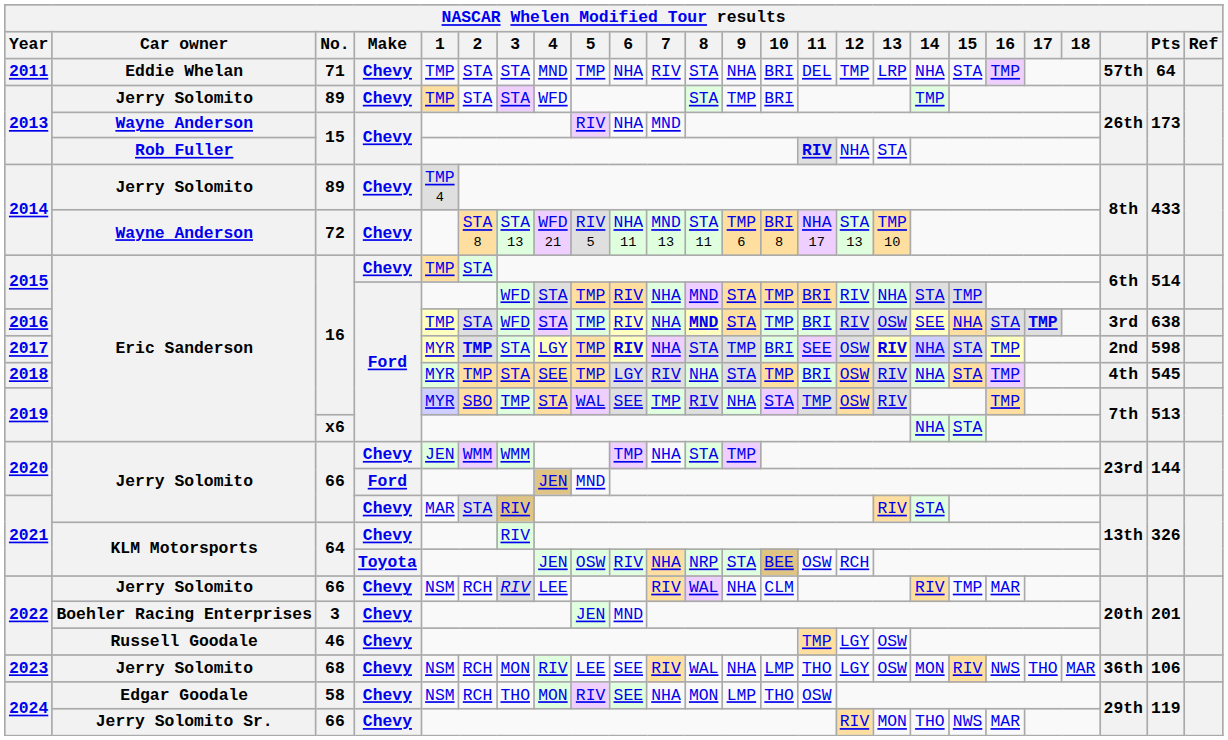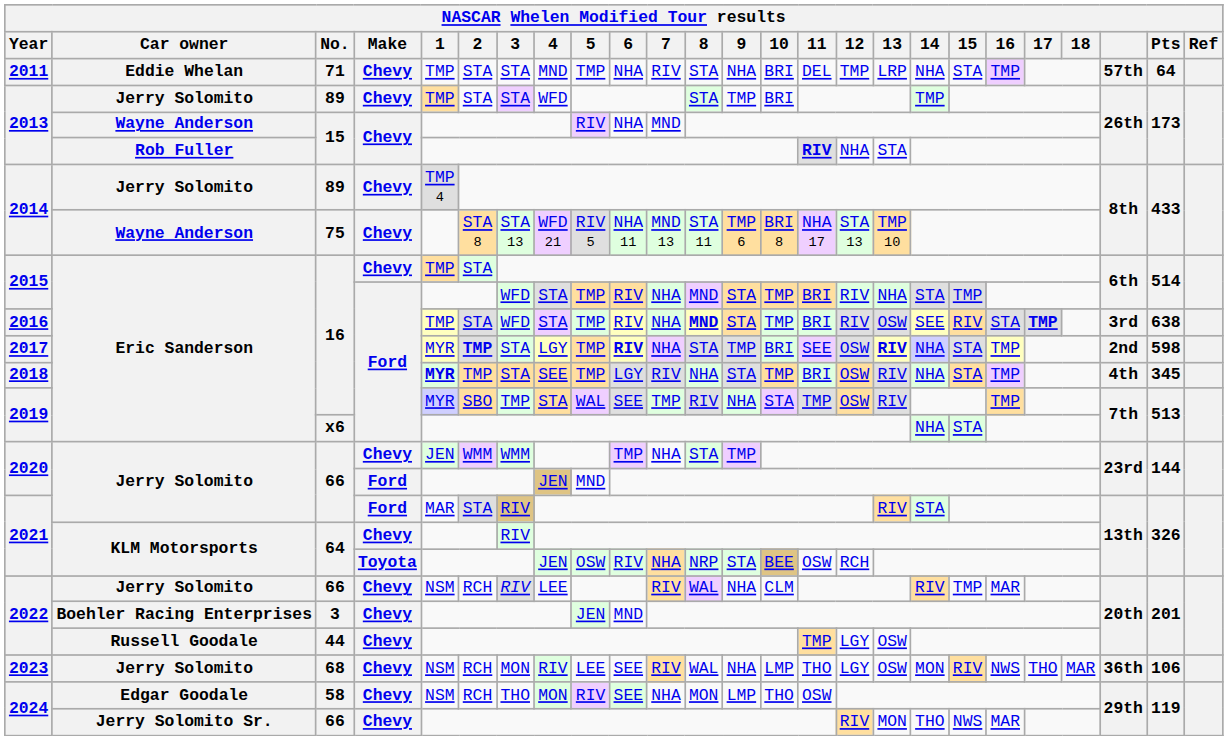(335, 232) 72 -> (335, 232) 75
(968, 322) NHA -> (968, 322) RIV
(440, 375) normal -> (440, 375) bold
(1166, 375) 545 -> (1166, 375) 345
(387, 508) Chevy -> (387, 508) Ford
(335, 642) 46 -> (335, 642) 44
